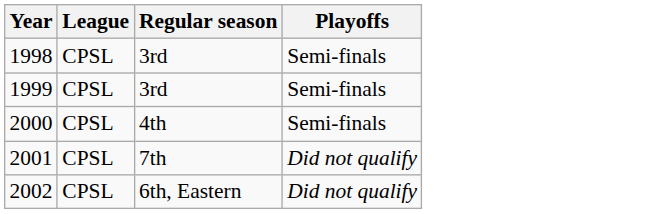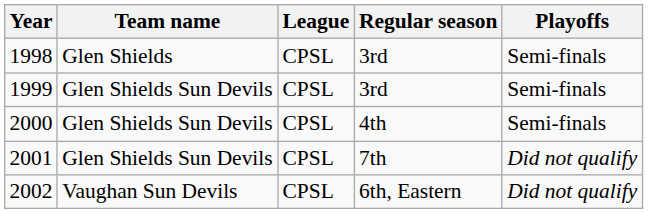+ column: (167, 21)
